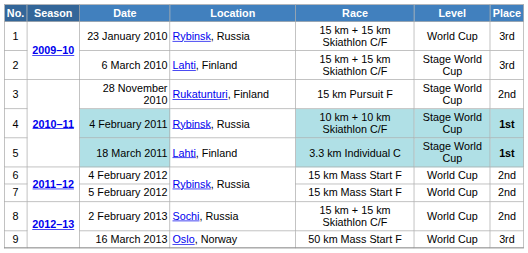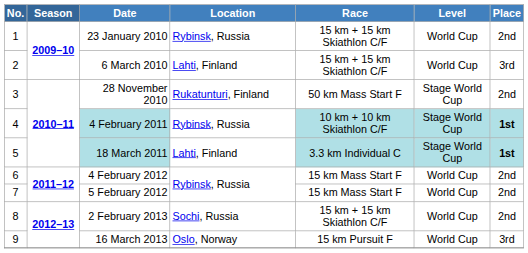(507, 36) 3rd -> (507, 36) 2nd
(452, 65) Stage World Cup -> (452, 65) World Cup
(355, 95) 15 km Pursuit F -> (355, 95) 50 km Mass Start F
(355, 239) 50 km Mass Start F -> (355, 239) 15 km Pursuit F
